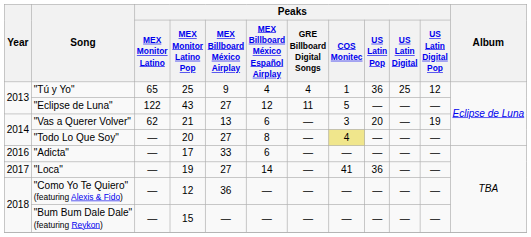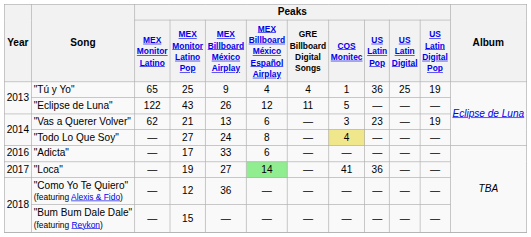(435, 89) 12 -> (435, 89) 19
(226, 105) 27 -> (226, 105) 26
(377, 121) 20 -> (377, 121) 23
(188, 137) 20 -> (188, 137) 27
(226, 137) 27 -> (226, 137) 24
(267, 169) no background -> (267, 169) lightgreen background
